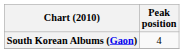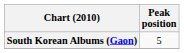(159, 40) 4 -> (159, 40) 5
